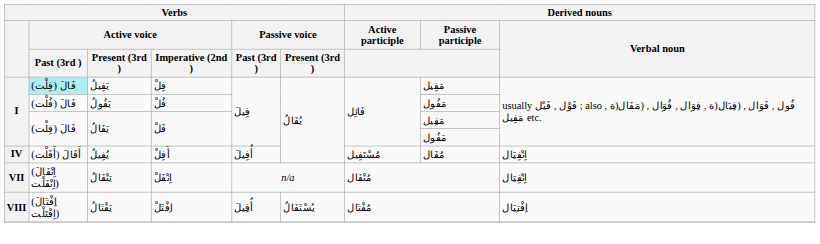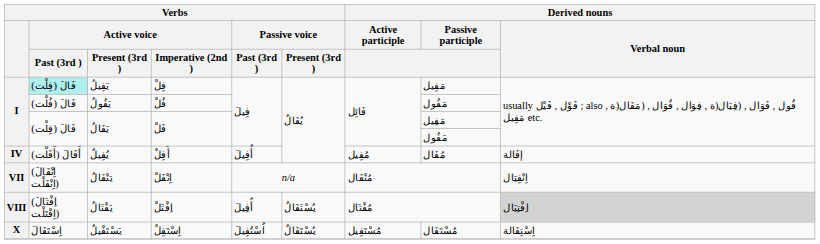(364, 154) مُسْتَفِيل -> (359, 154) مُفِيل
(515, 154) اِنْفِيَال -> (513, 154) إفَالة
(515, 207) no background -> (516, 207) lightgrey background
+ row: (106, 230)
